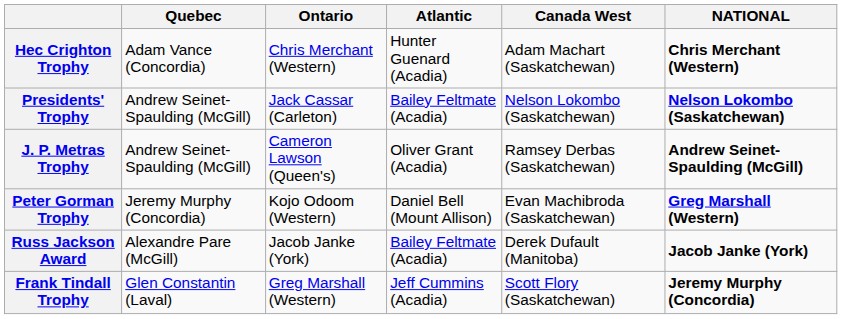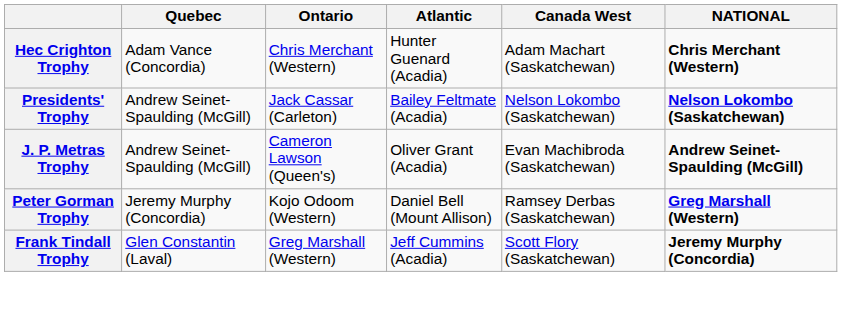(560, 158) Ramsey Derbas (Saskatchewan) -> (565, 158) Evan Machibroda (Saskatchewan)
(565, 209) Evan Machibroda (Saskatchewan) -> (560, 209) Ramsey Derbas (Saskatchewan)
- row: (63, 250)
